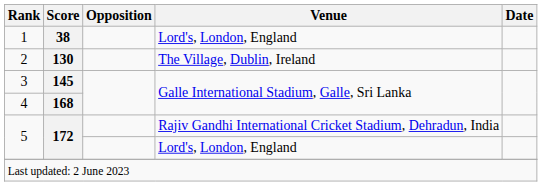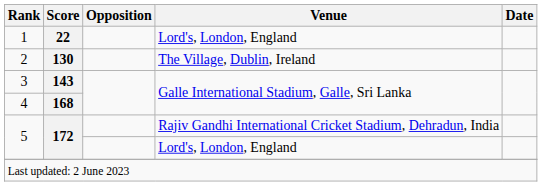(63, 37) 38 -> (63, 37) 22
(63, 81) 145 -> (63, 81) 143
